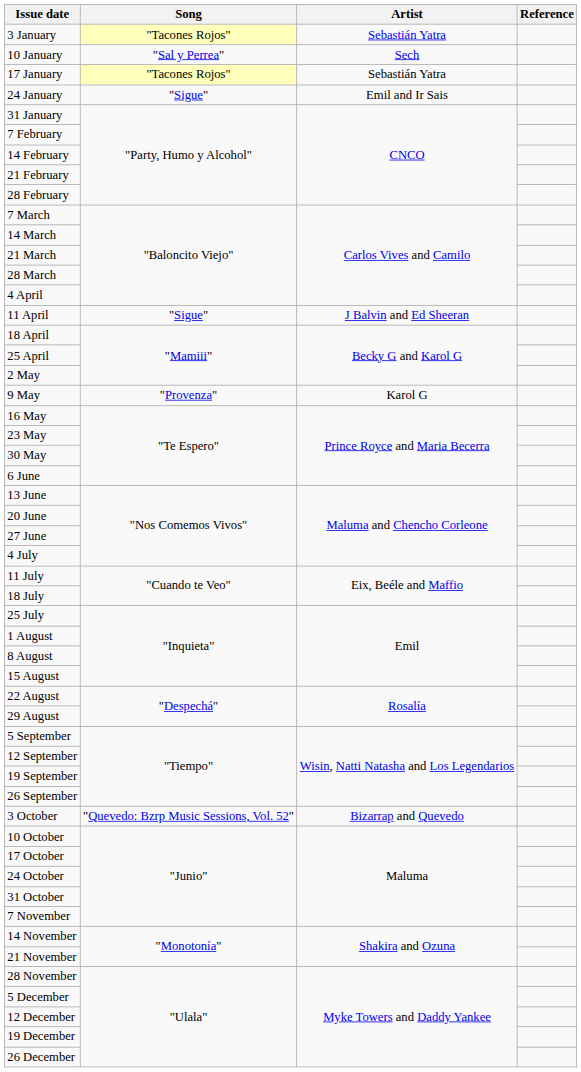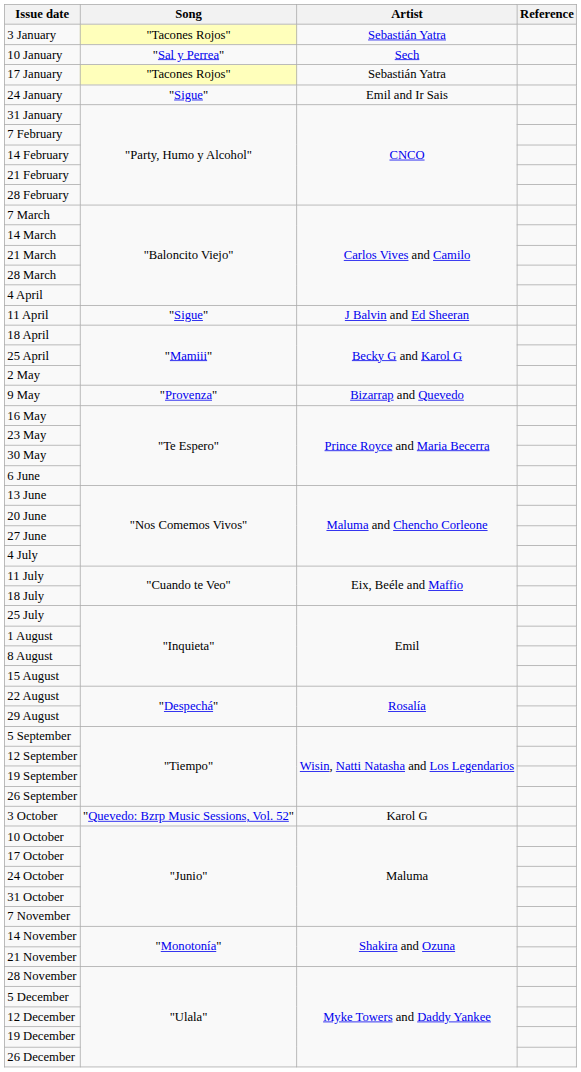(407, 395) Karol G -> (407, 395) Bizarrap and Quevedo
(407, 816) Bizarrap and Quevedo -> (407, 816) Karol G
